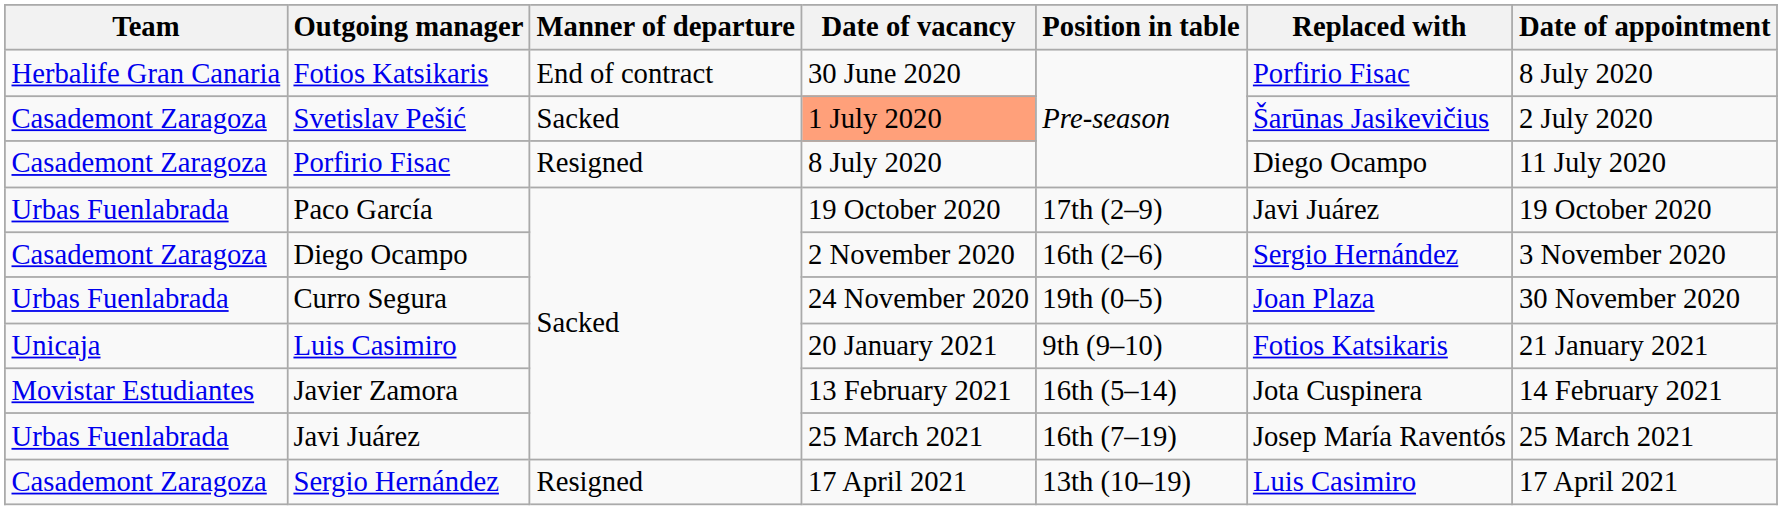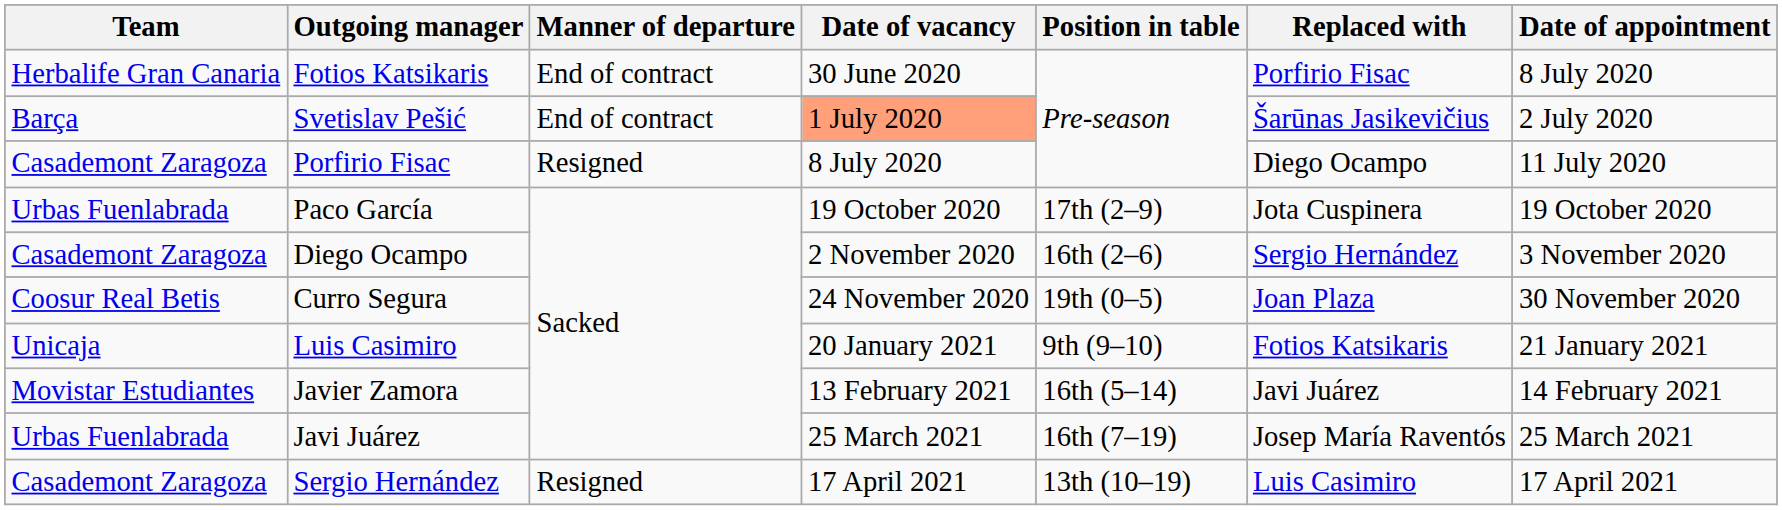(139, 118) Casademont Zaragoza -> (45, 118) Barça
(578, 118) Sacked -> (625, 118) End of contract
(1316, 208) Javi Juárez -> (1338, 208) Jota Cuspinera
(120, 299) Urbas Fuenlabrada -> (116, 299) Coosur Real Betis
(1338, 390) Jota Cuspinera -> (1316, 390) Javi Juárez
